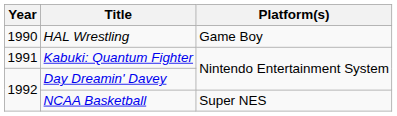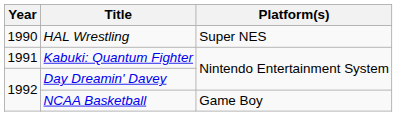(231, 36) Game Boy -> (233, 36) Super NES
(233, 100) Super NES -> (231, 100) Game Boy
